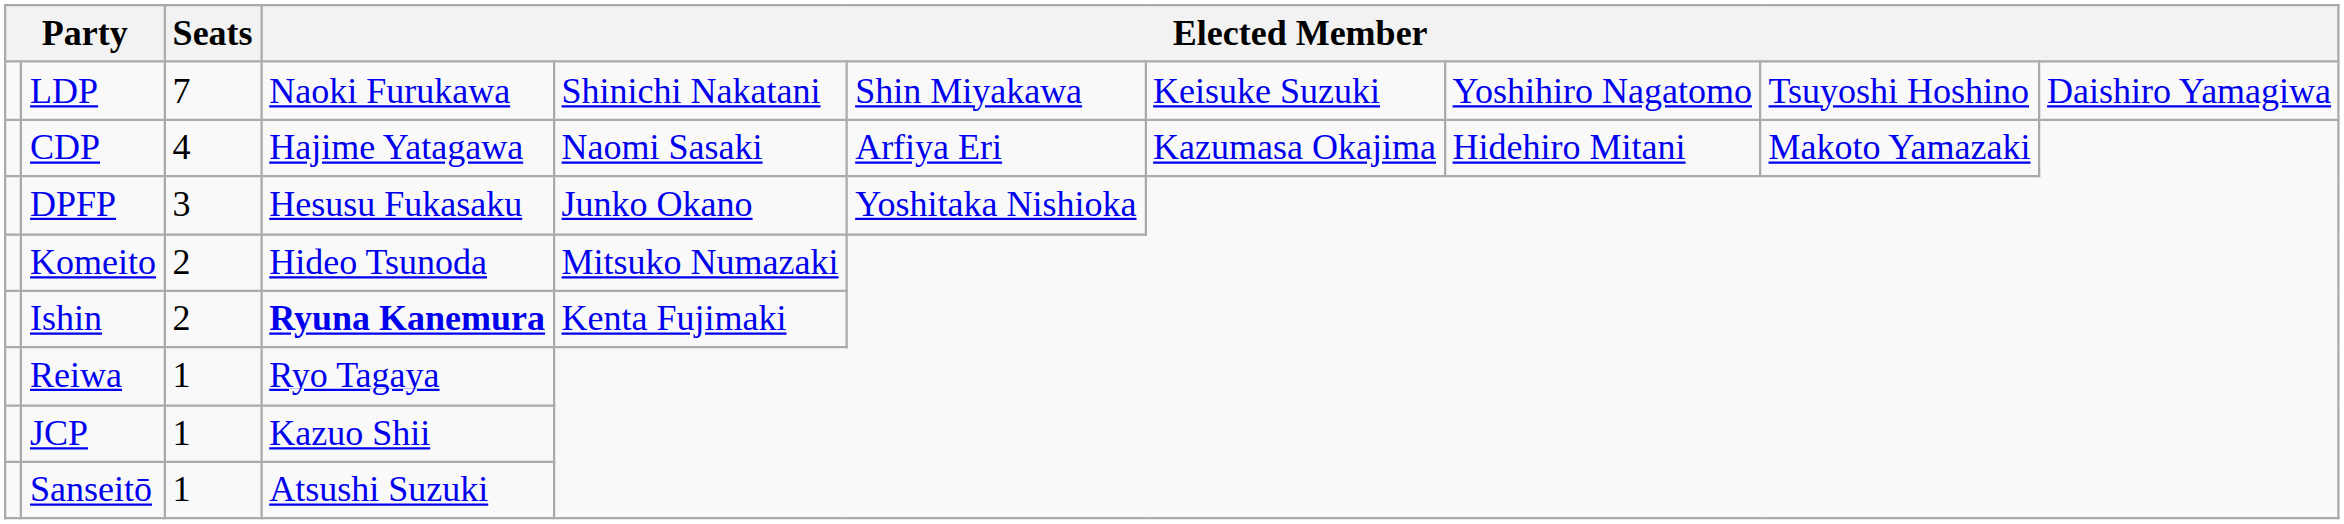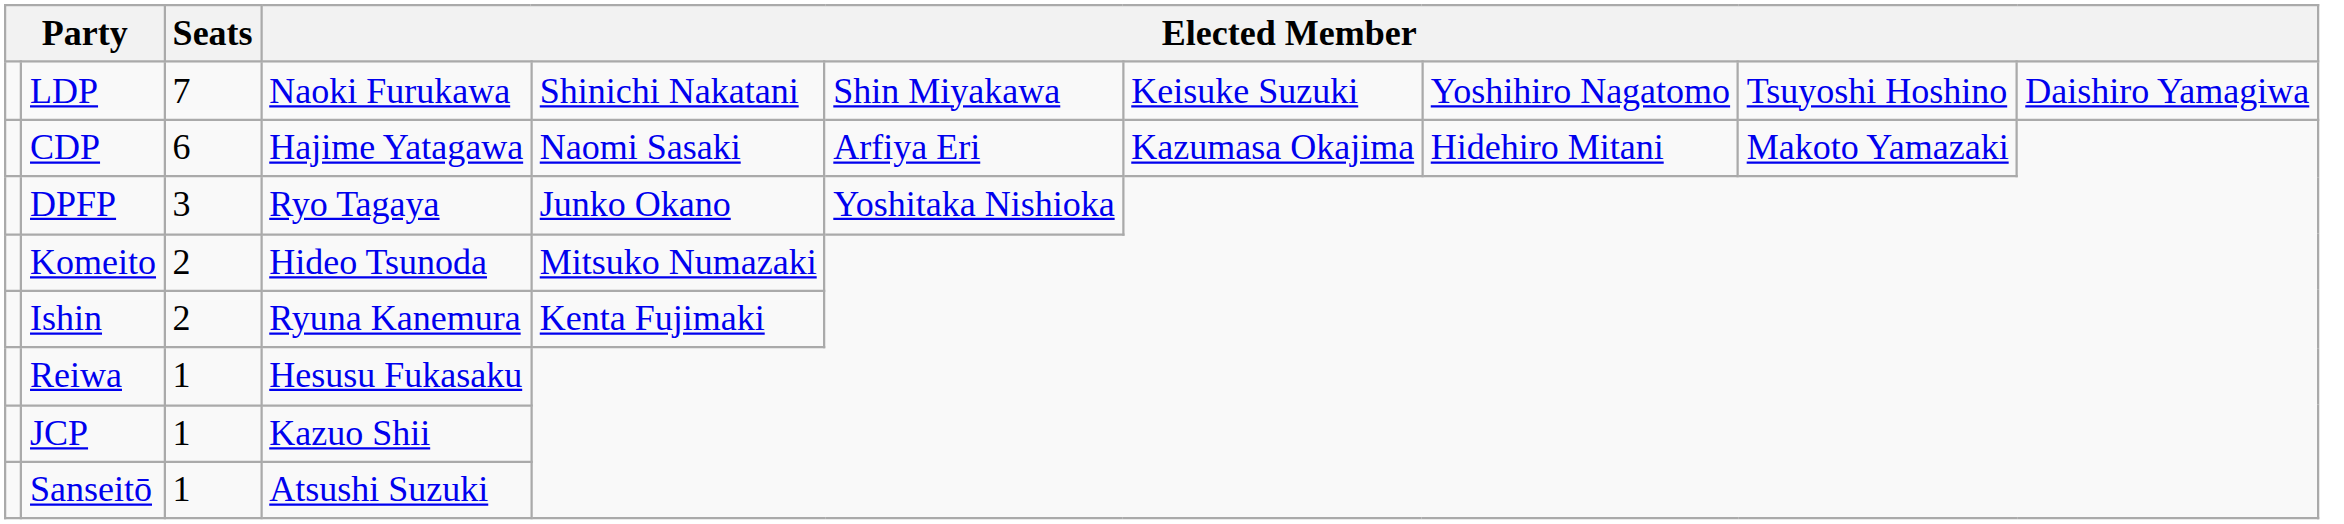(182, 147) 4 -> (182, 147) 6
(396, 204) Hesusu Fukasaku -> (354, 204) Ryo Tagaya
(407, 318) bold -> (395, 318) normal
(354, 375) Ryo Tagaya -> (396, 375) Hesusu Fukasaku
